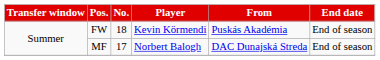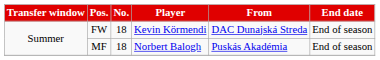(249, 30) Puskás Akadémia -> (259, 30) DAC Dunajská Streda
(121, 47) 17 -> (121, 47) 18
(259, 47) DAC Dunajská Streda -> (249, 47) Puskás Akadémia
